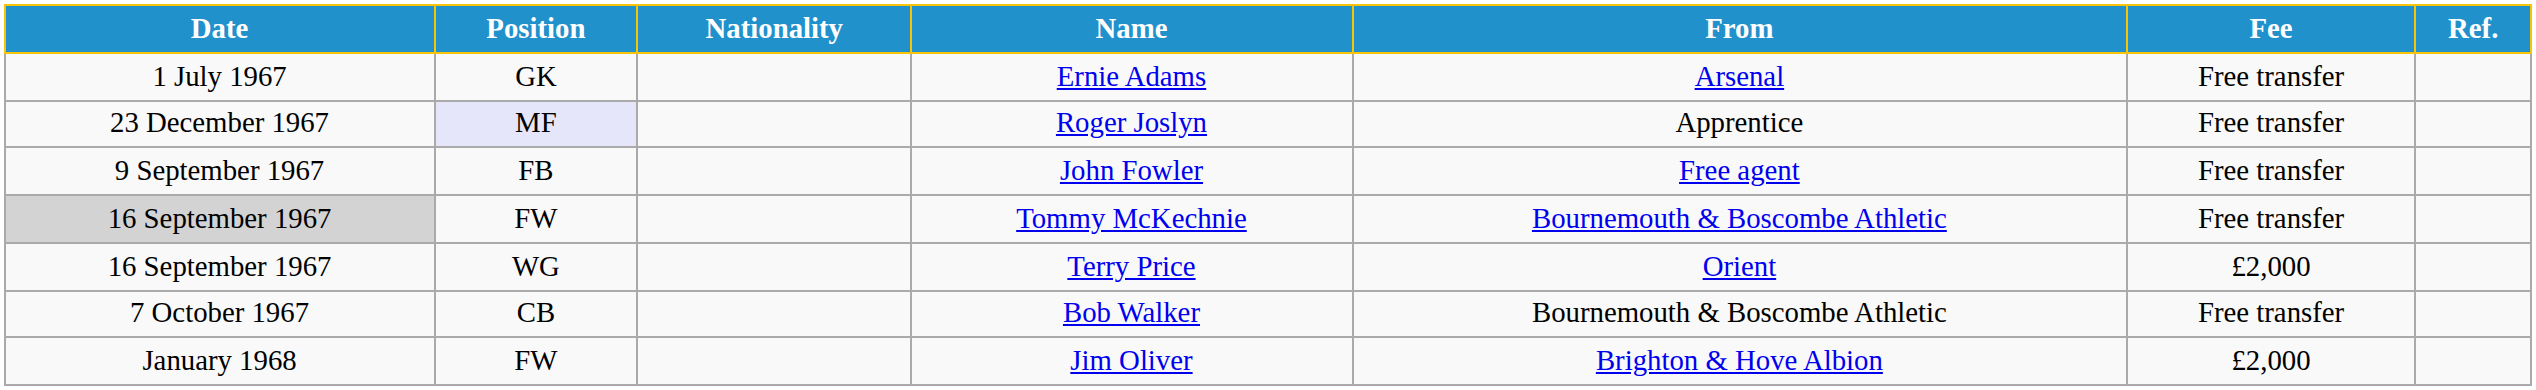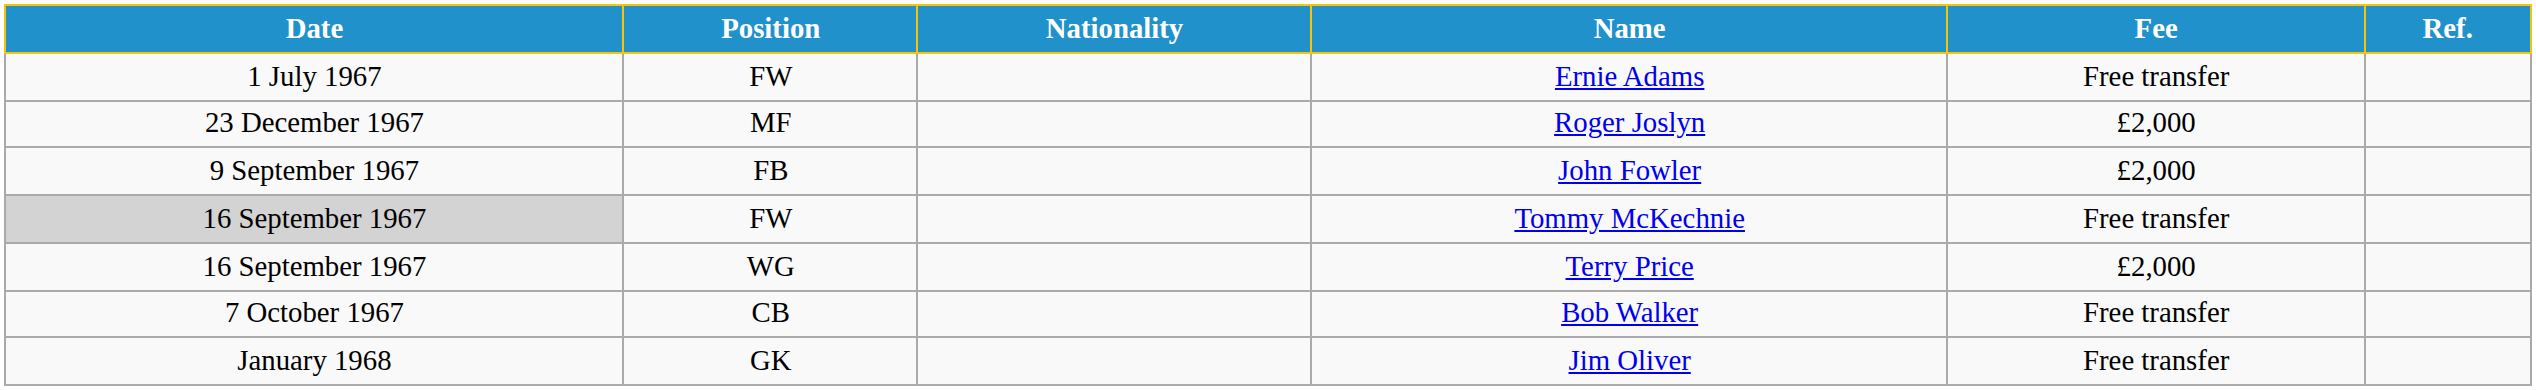- column: (1739, 28)
(536, 76) GK -> (771, 76) FW
(536, 123) lavender background -> (771, 123) no background
(2271, 123) Free transfer -> (2156, 123) £2,000
(2271, 171) Free transfer -> (2156, 171) £2,000
(536, 361) FW -> (771, 361) GK
(2271, 361) £2,000 -> (2156, 361) Free transfer
